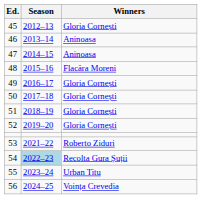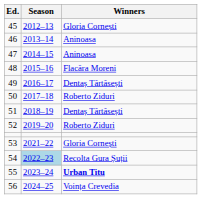(90, 83) Gloria Cornești -> (93, 83) Dentaș Tărtăsești
(90, 97) Gloria Cornești -> (89, 97) Roberto Ziduri
(90, 111) Gloria Cornești -> (93, 111) Dentaș Tărtăsești
(90, 126) Gloria Cornești -> (89, 126) Roberto Ziduri
(89, 144) Roberto Ziduri -> (90, 144) Gloria Cornești
(82, 172) normal -> (84, 172) bold
